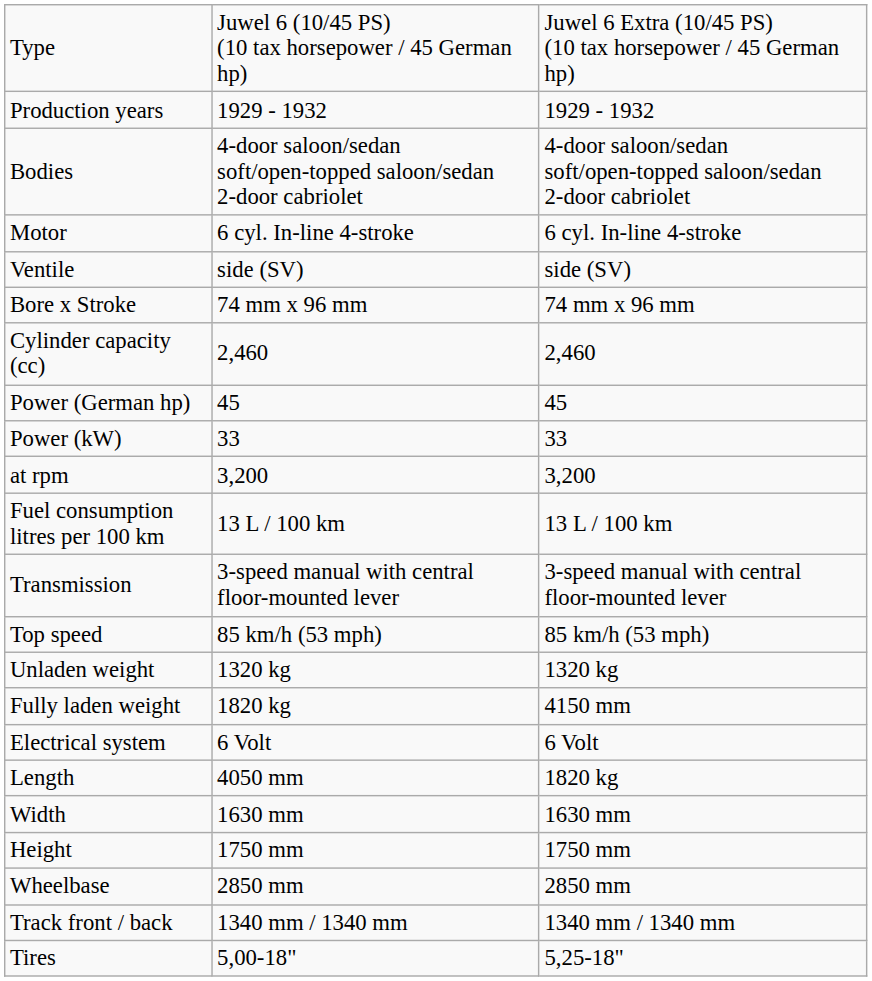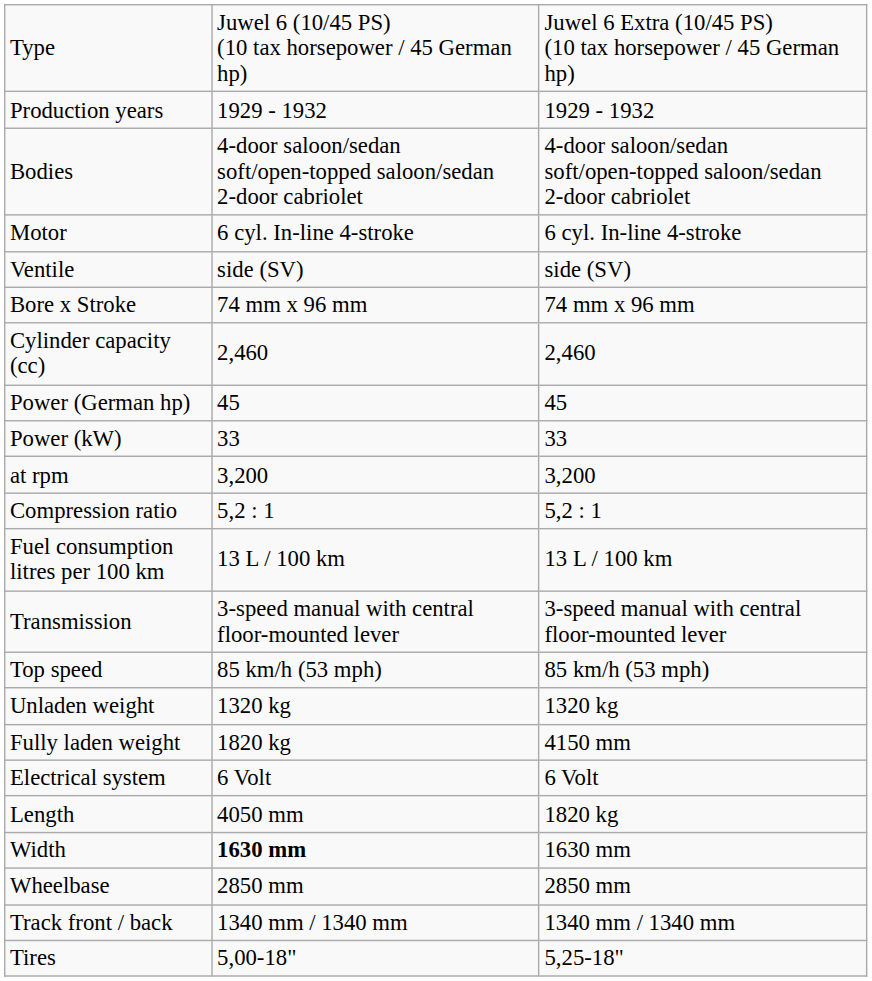+ row: (94, 510)
(260, 813) normal -> (262, 850) bold
- row: (41, 850)
